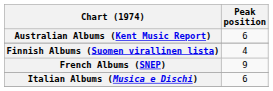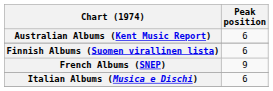(245, 51) 4 -> (245, 51) 6
